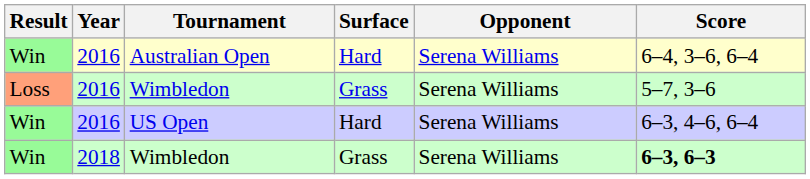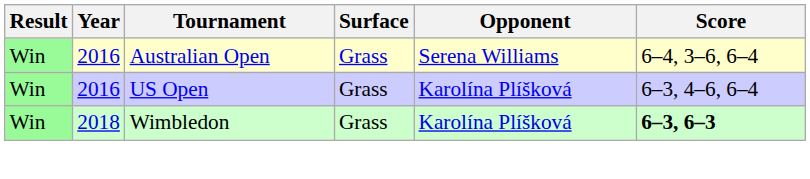(360, 55) Hard -> (363, 55) Grass
- row: (30, 88)
(360, 122) Hard -> (363, 88) Grass
(489, 122) Serena Williams -> (495, 88) Karolína Plíšková
(489, 156) Serena Williams -> (495, 122) Karolína Plíšková
